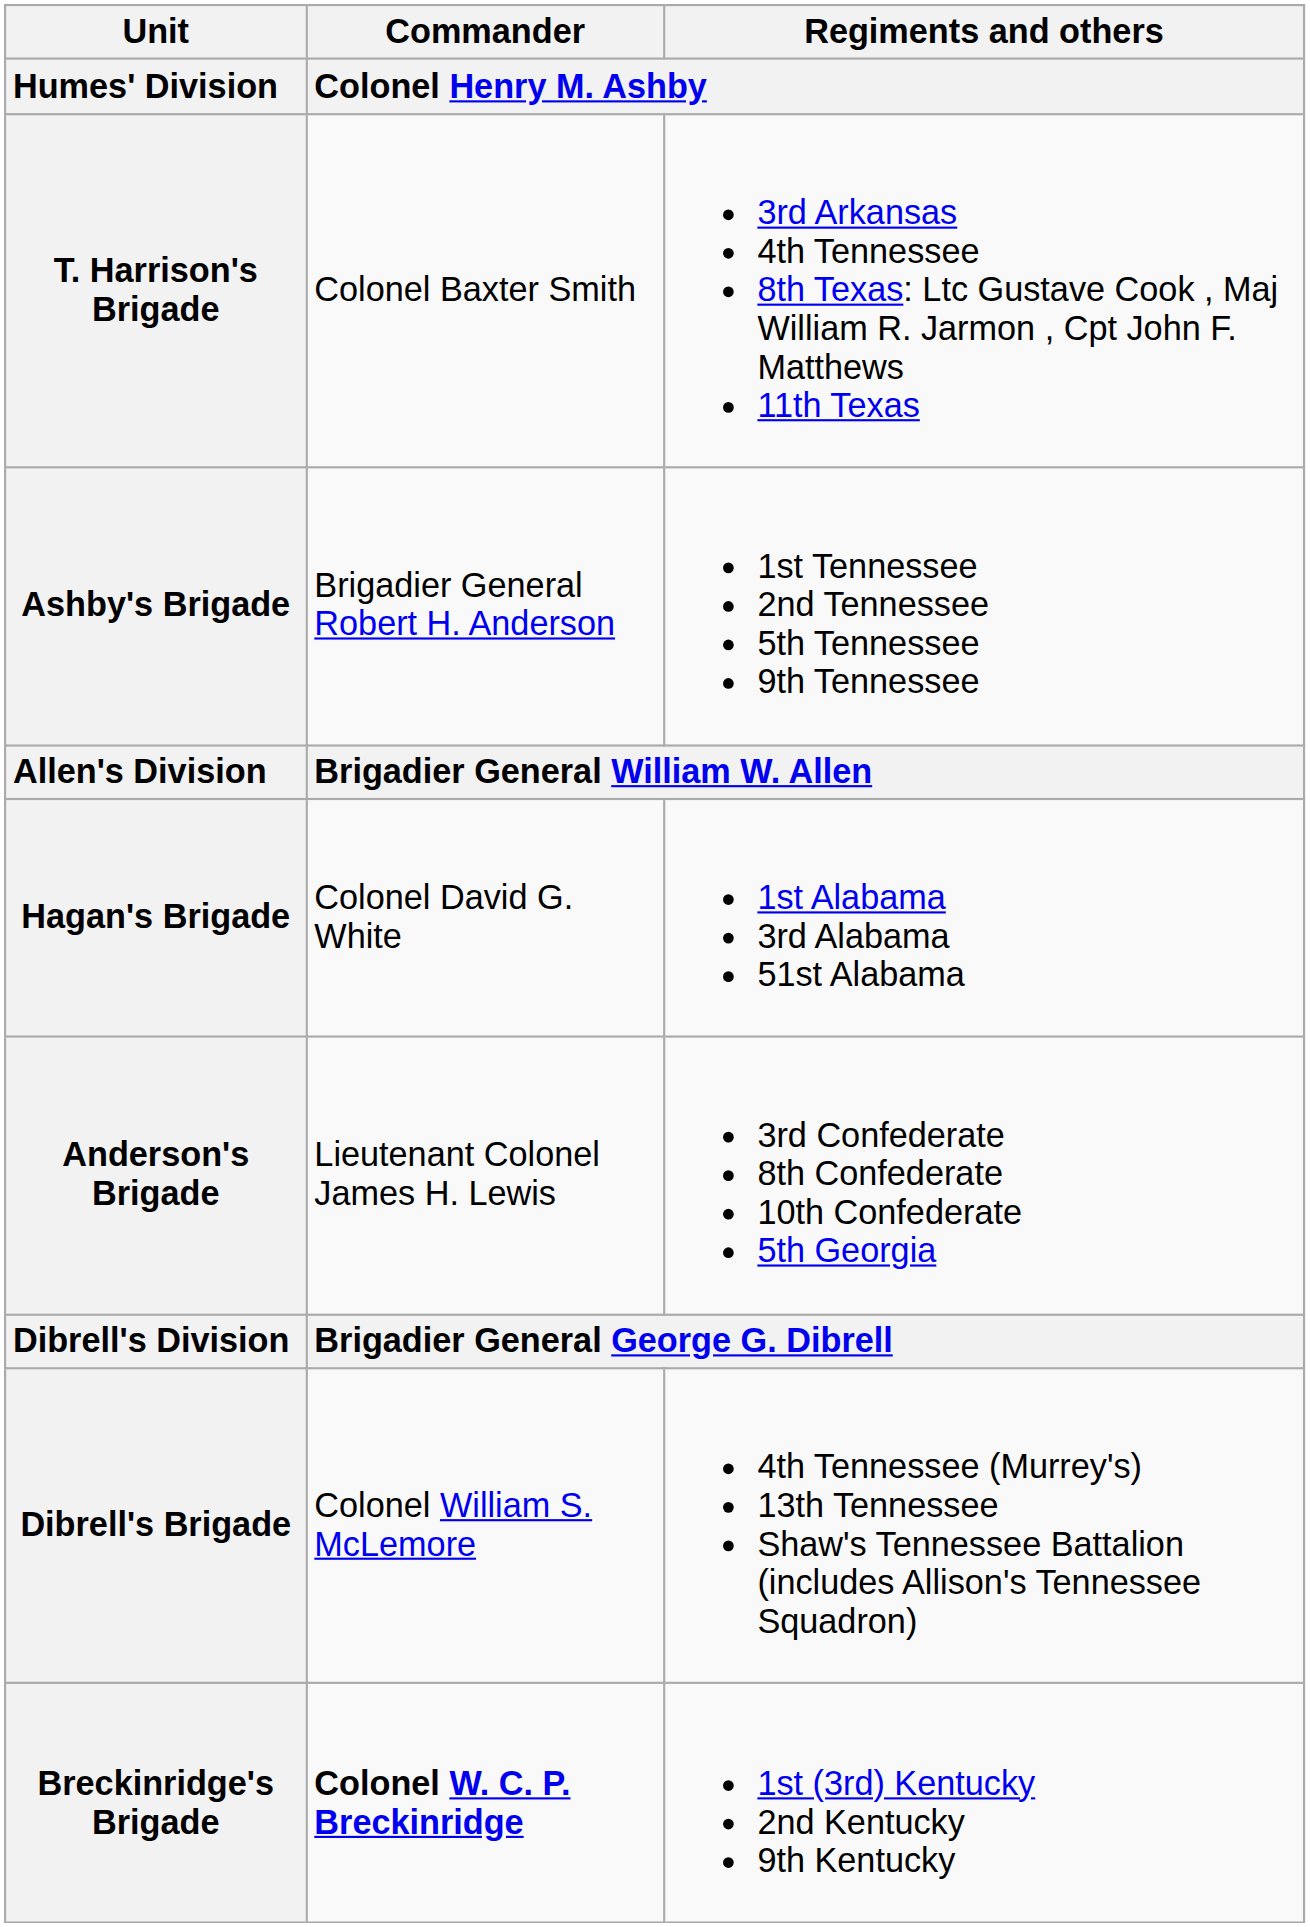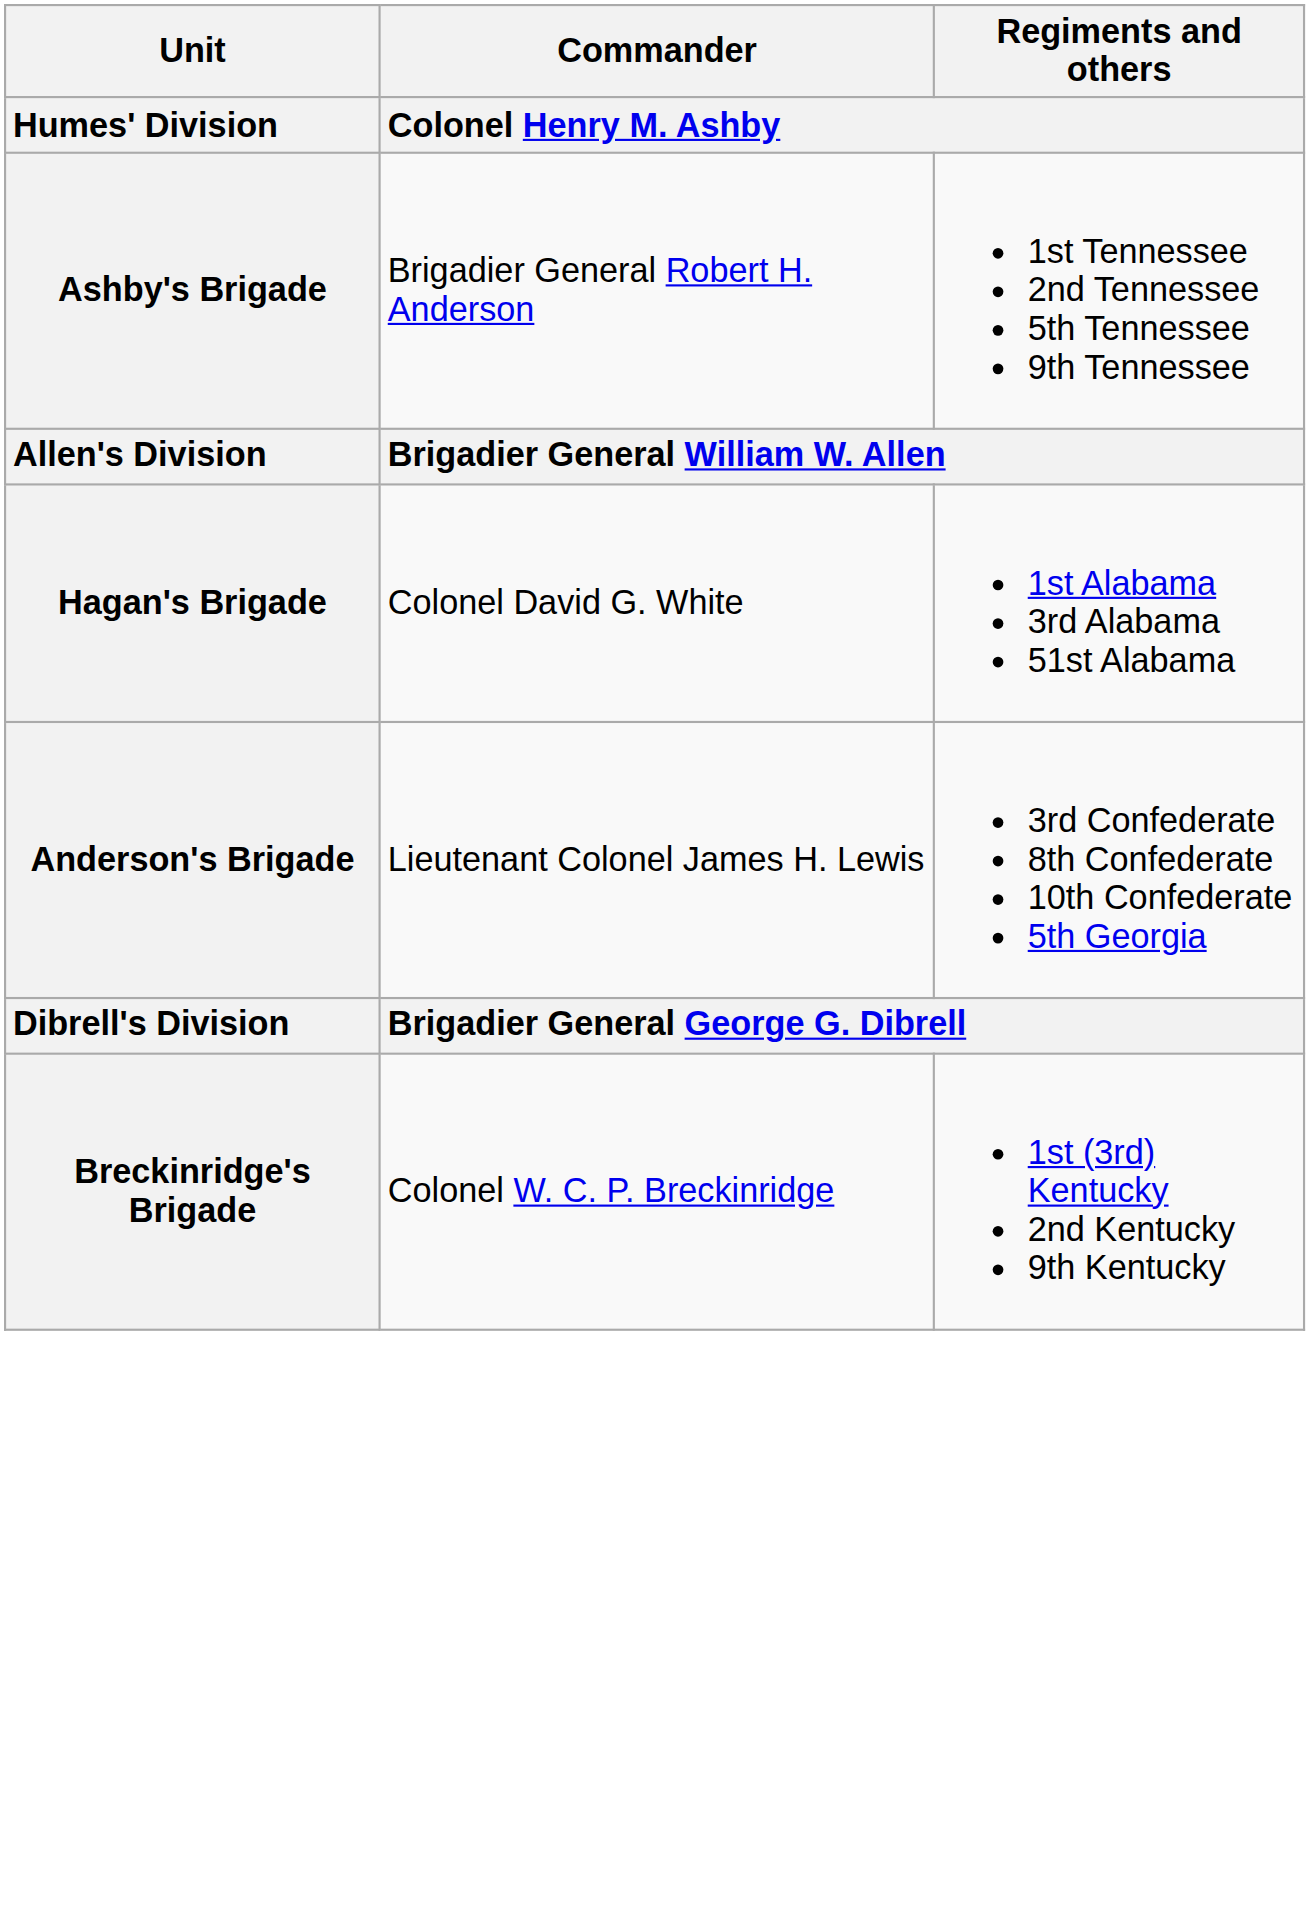- row: (156, 290)
- row: (156, 1525)
(442, 1802) bold -> (611, 1190) normal
